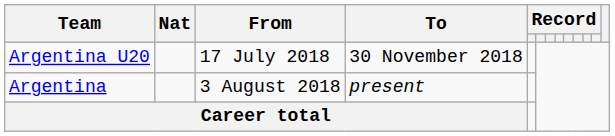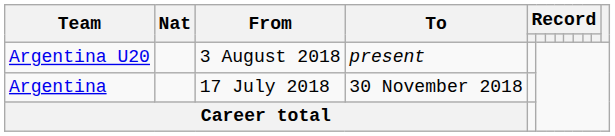(265, 57) 17 July 2018 -> (270, 57) 3 August 2018
(436, 57) 30 November 2018 -> (387, 57) present
(270, 87) 3 August 2018 -> (265, 87) 17 July 2018
(387, 87) present -> (436, 87) 30 November 2018
